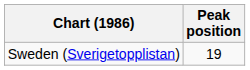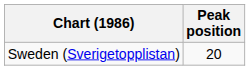(214, 53) 19 -> (214, 53) 20
